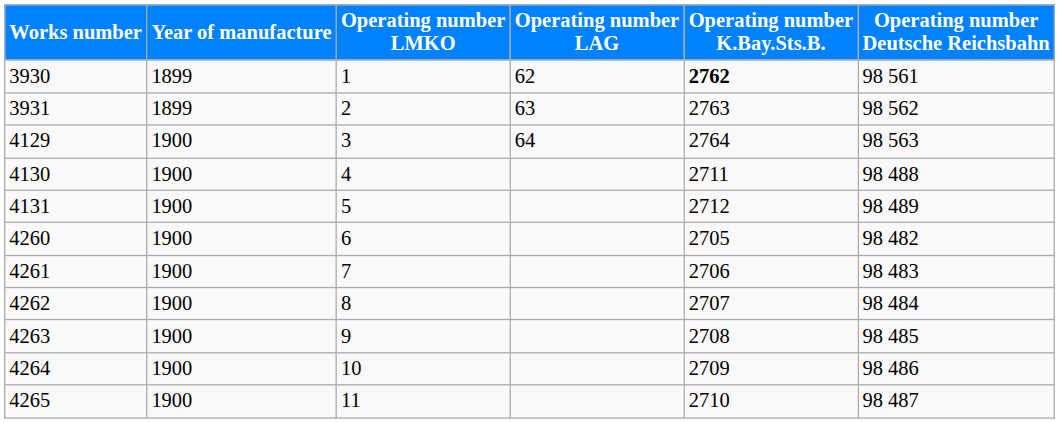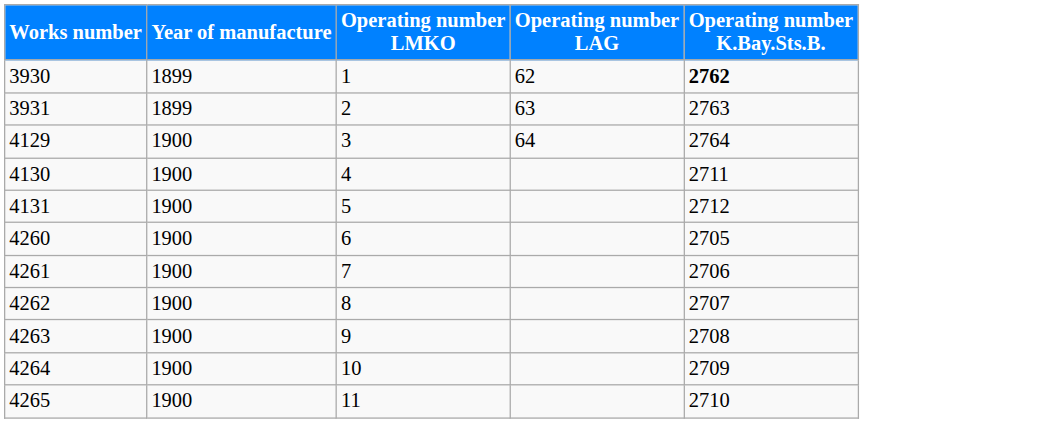- column: (956, 32)
